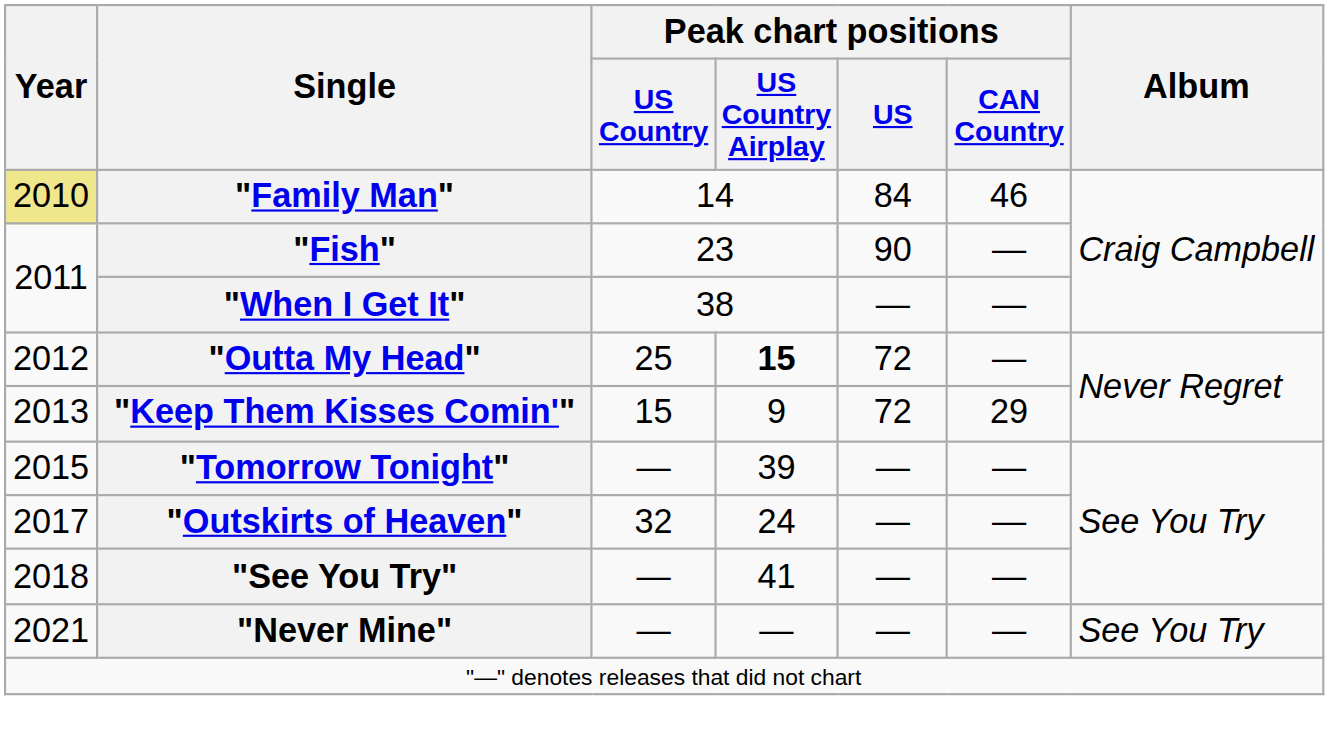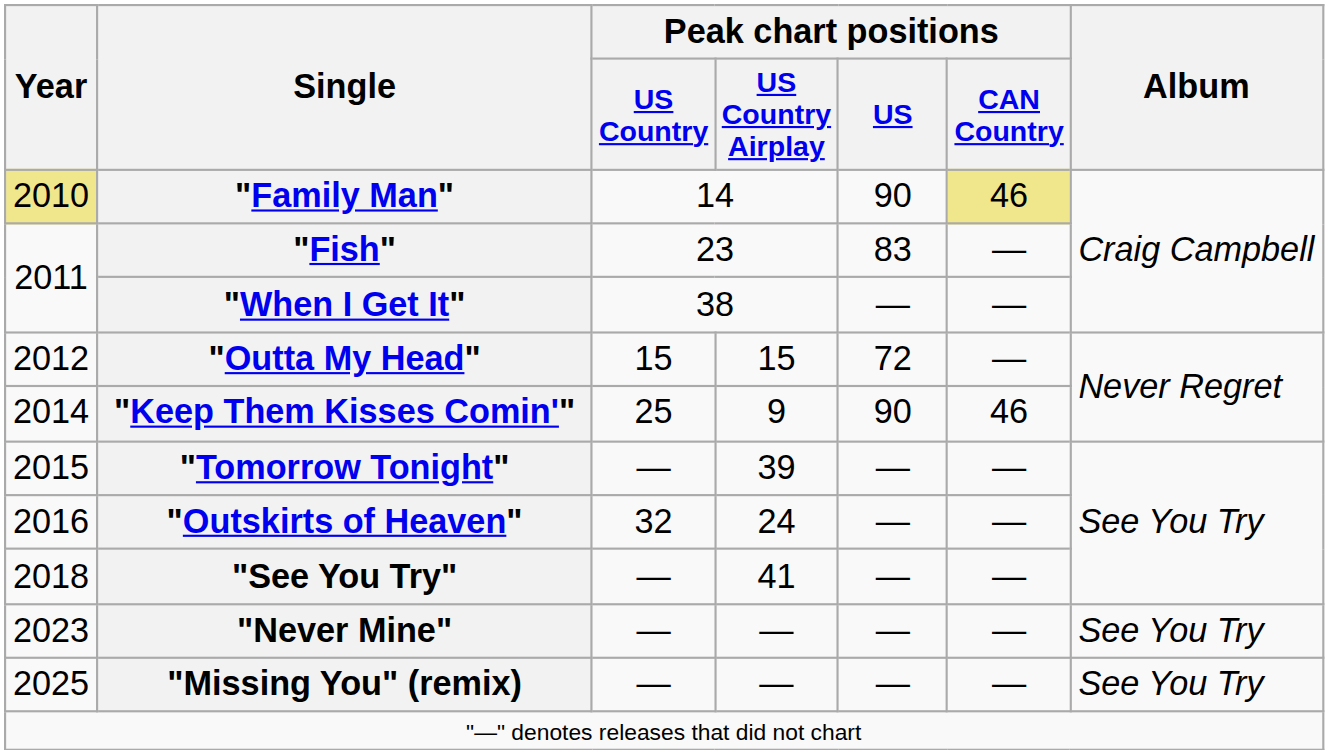(893, 195) 84 -> (893, 195) 90
(1009, 195) no background -> (1009, 195) khaki background
(893, 250) 90 -> (893, 250) 83
(654, 358) 25 -> (654, 358) 15
(776, 358) bold -> (776, 358) normal
(51, 412) 2013 -> (51, 412) 2014
(654, 412) 15 -> (654, 412) 25
(893, 412) 72 -> (893, 412) 90
(1009, 412) 29 -> (1009, 412) 46
(51, 521) 2017 -> (51, 521) 2016
(51, 630) 2021 -> (51, 630) 2023
+ row: (345, 684)
